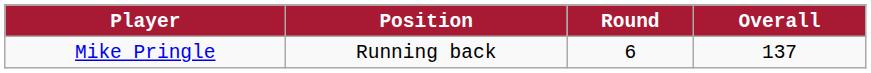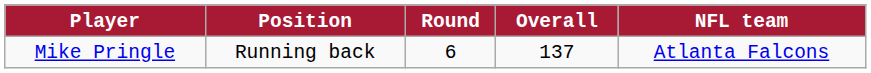+ column: (742, 21)
